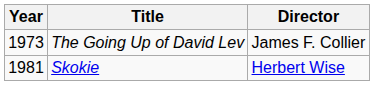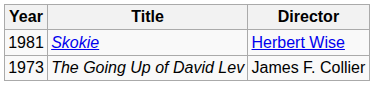rows swapped: (148, 42) <-> (75, 67)
